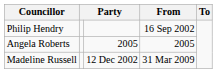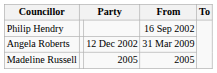(128, 44) 2005 -> (112, 44) 12 Dec 2002
(184, 44) 2005 -> (168, 44) 31 Mar 2009
(112, 60) 12 Dec 2002 -> (128, 60) 2005
(168, 60) 31 Mar 2009 -> (184, 60) 2005
